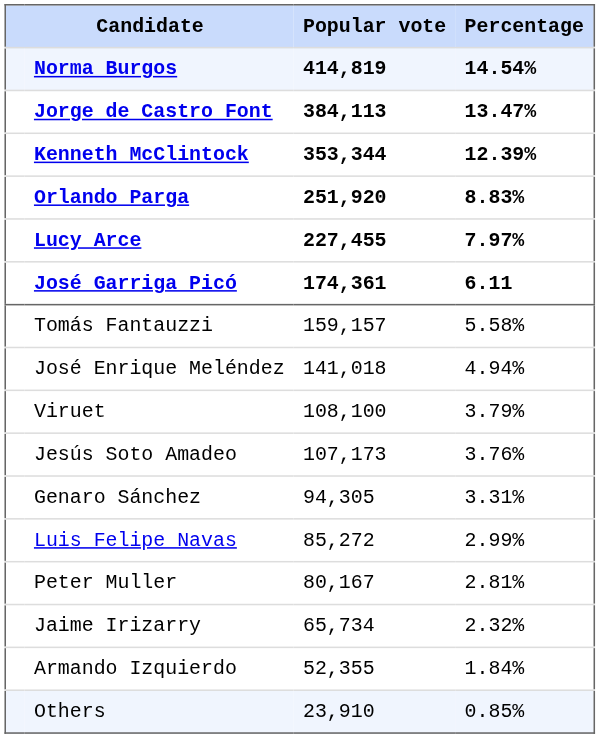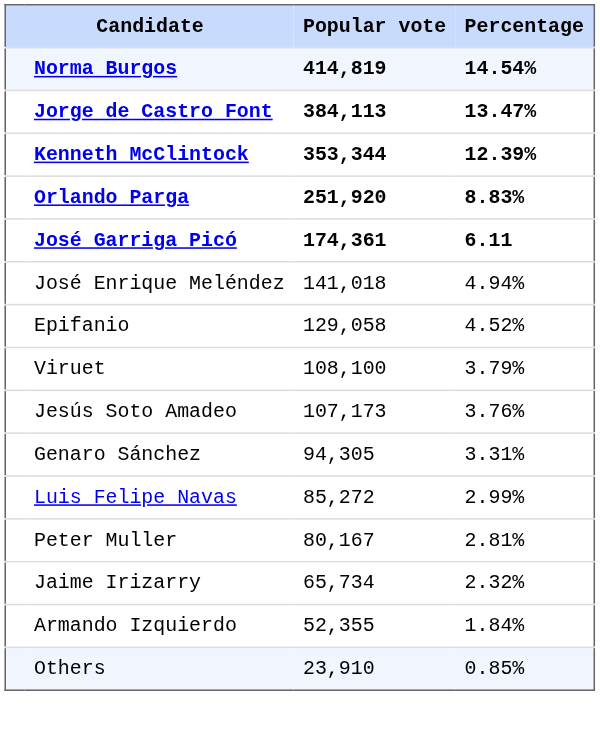- row: (88, 240)
- row: (123, 326)
+ row: (82, 326)
